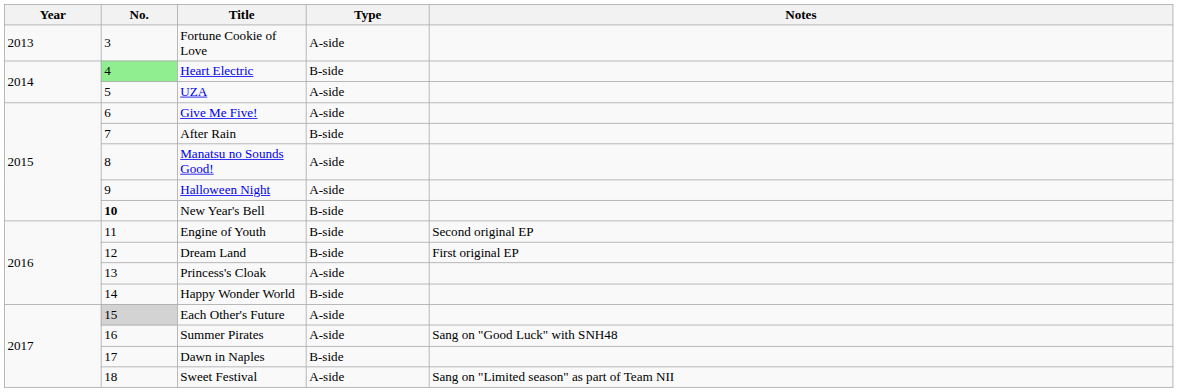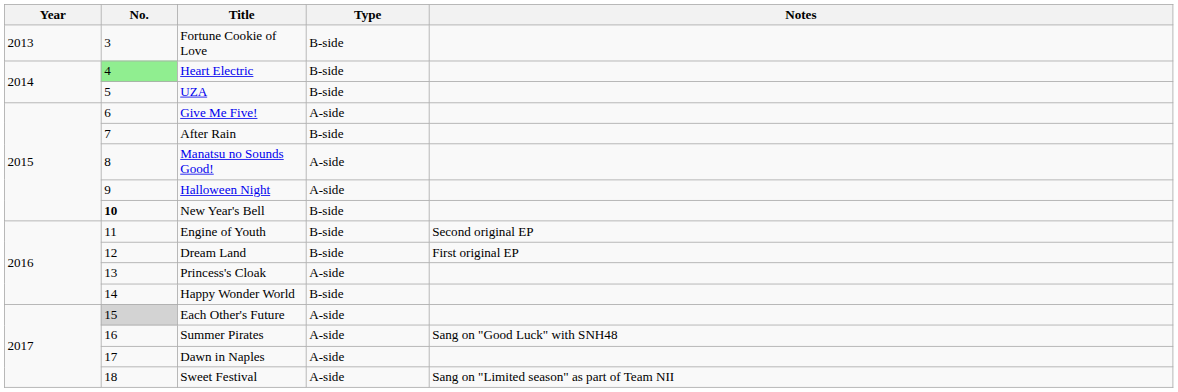(327, 43) A-side -> (326, 43) B-side
(327, 92) A-side -> (326, 92) B-side
(326, 356) B-side -> (327, 356) A-side
